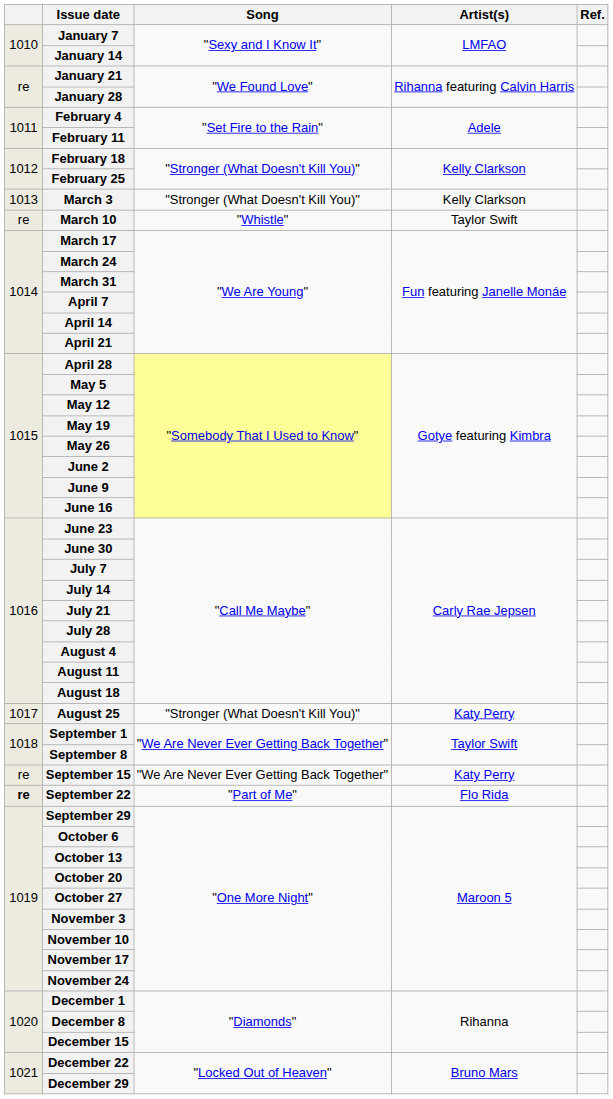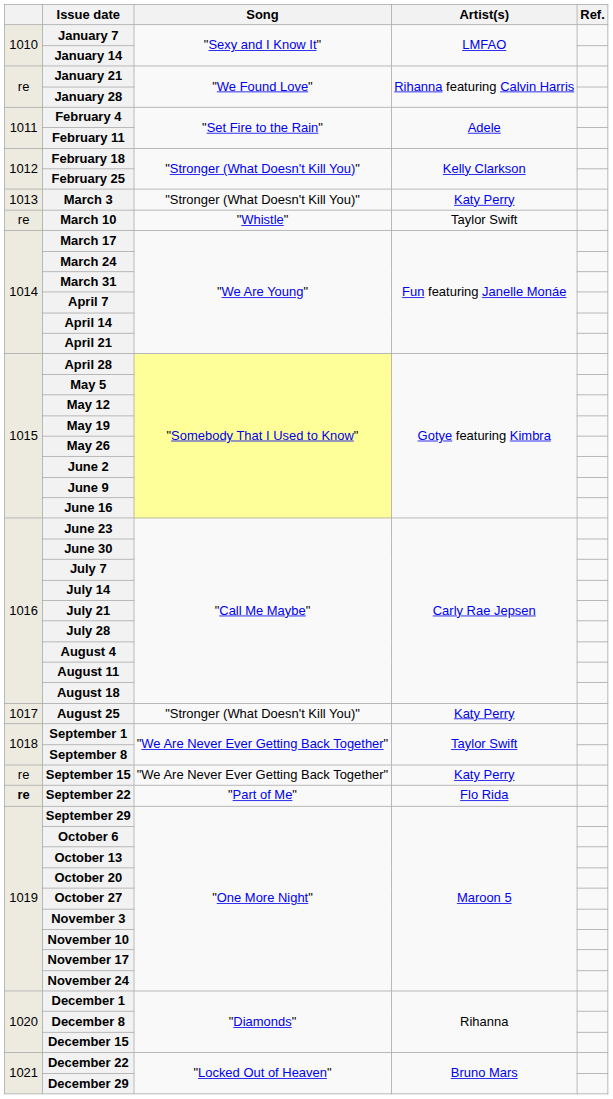(484, 199) Kelly Clarkson -> (484, 199) Katy Perry
